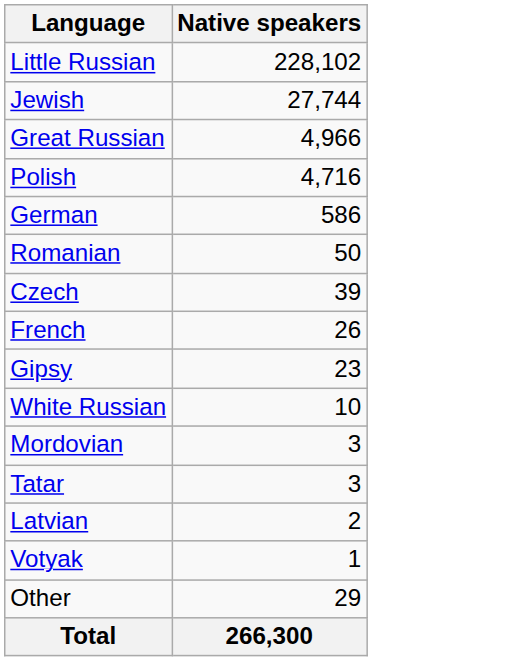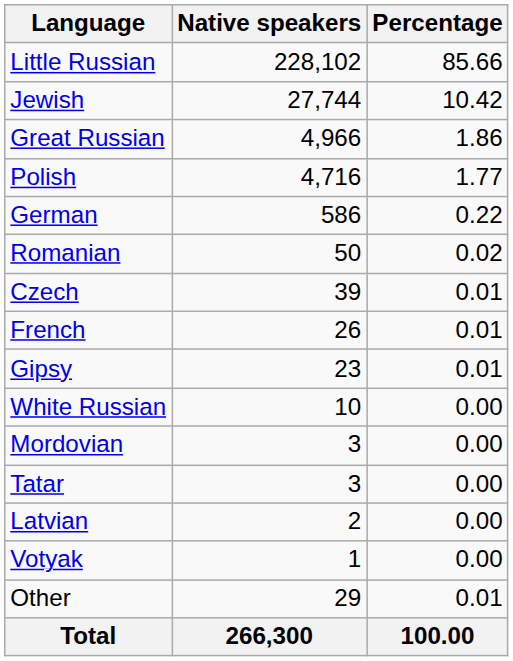+ column: (437, 23)
